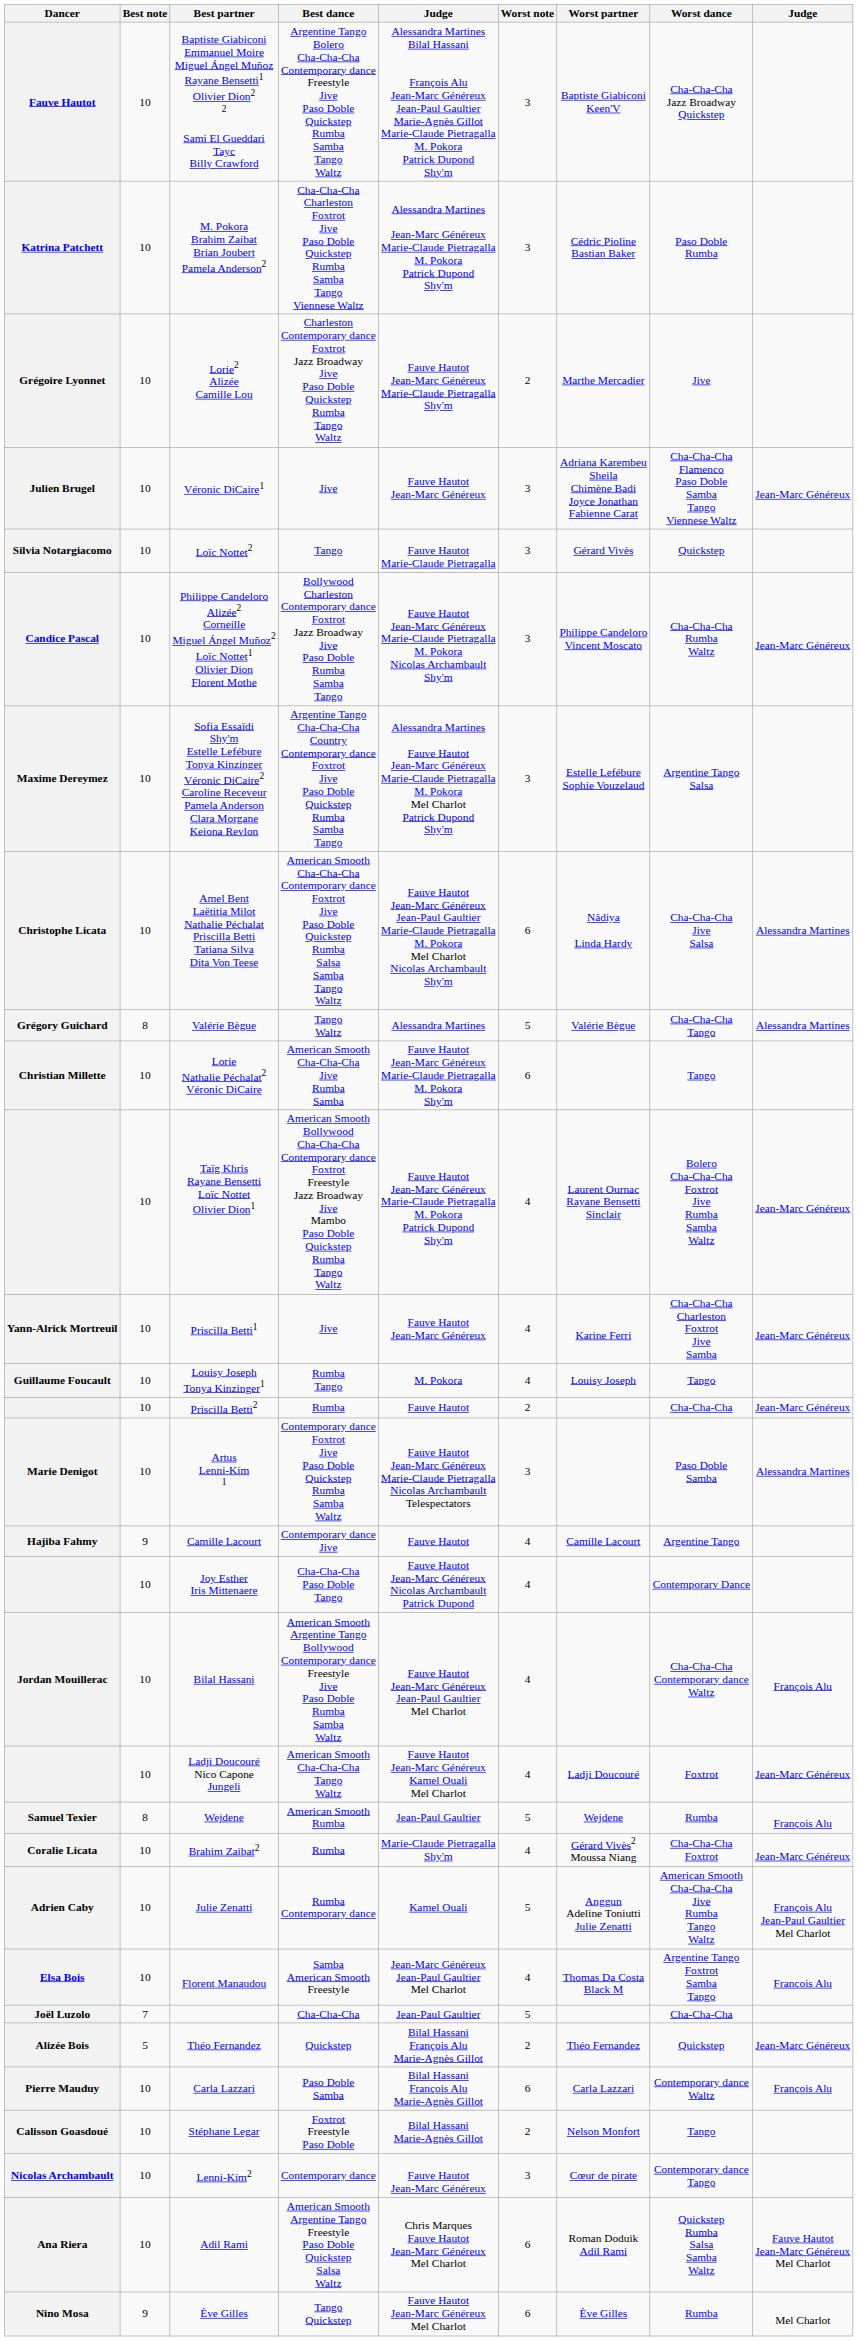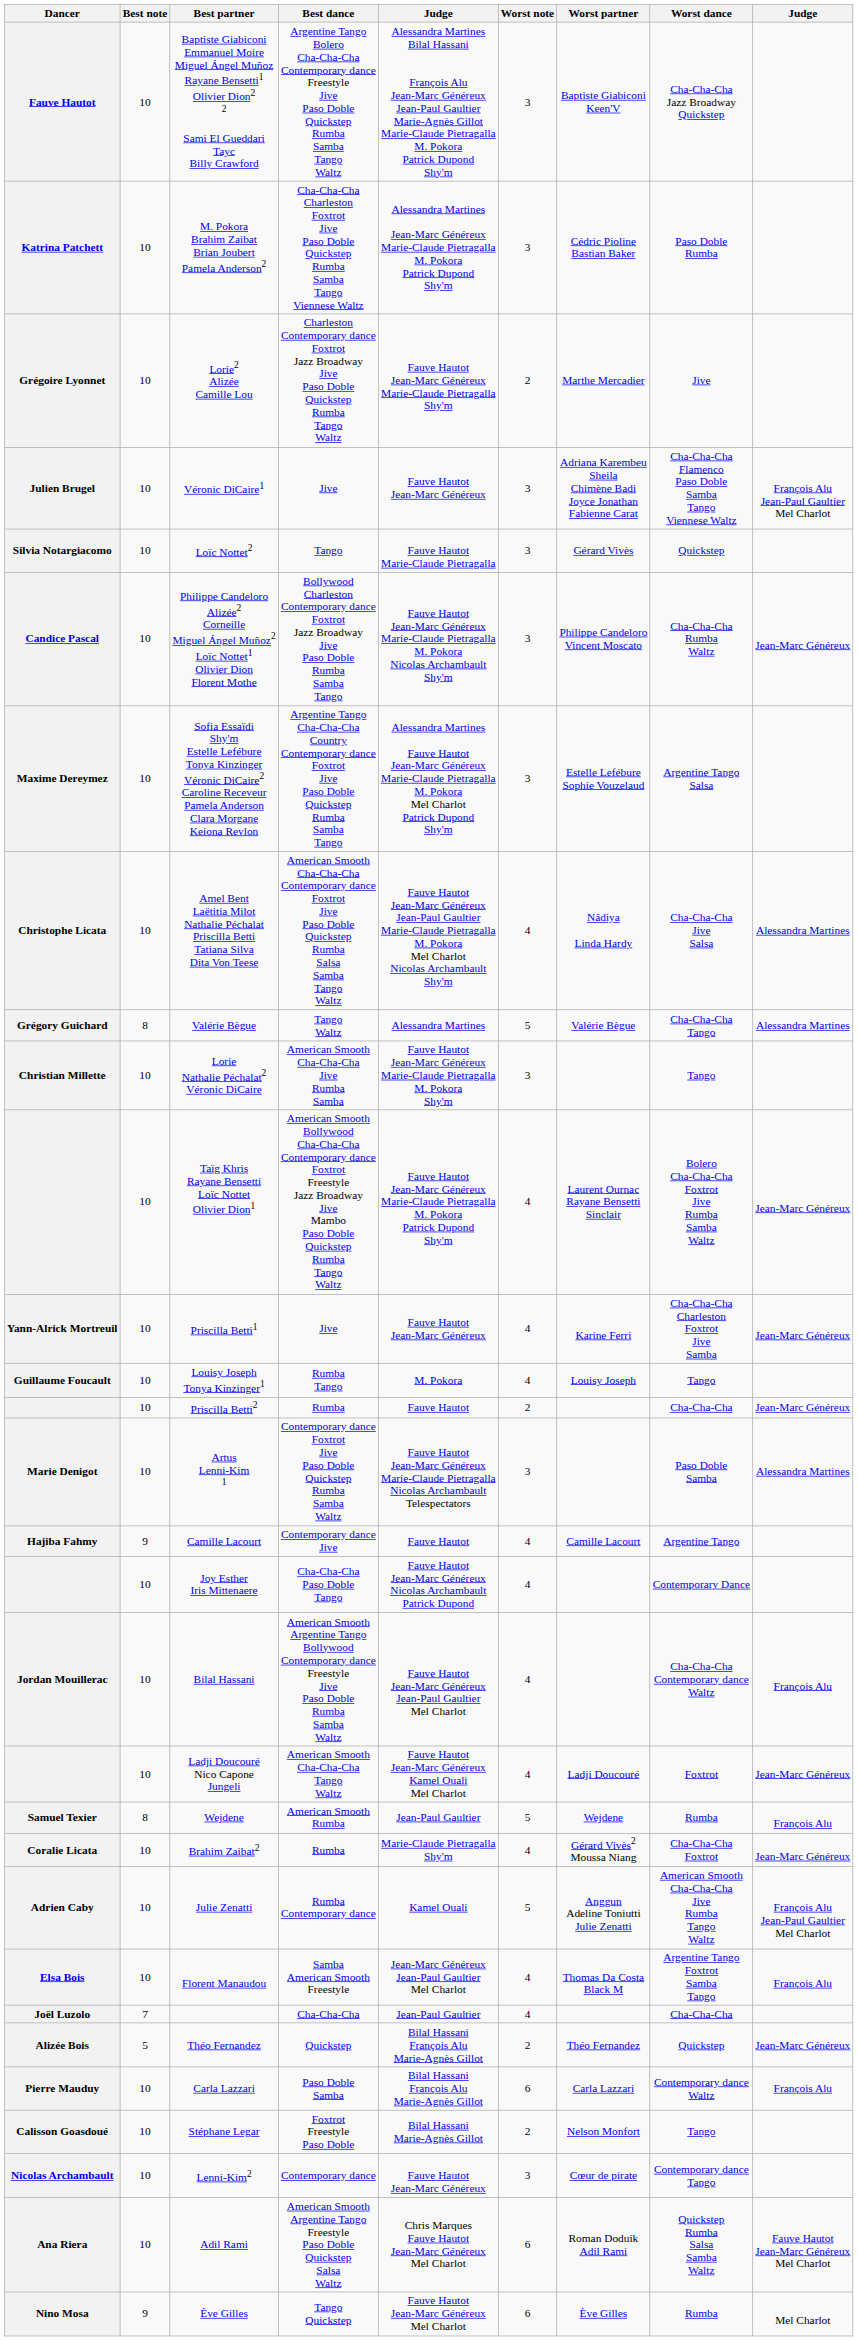(803, 494) Jean-Marc Généreux -> (803, 500) François Alu Jean-Paul Gaultier Mel Charlot
(527, 930) 6 -> (527, 930) 4
(527, 1075) 6 -> (527, 1075) 3
(527, 2014) 5 -> (527, 2014) 4
